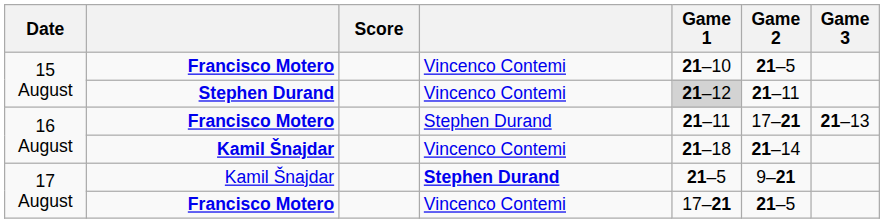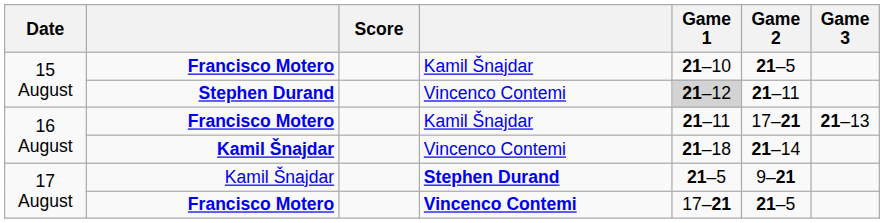(495, 66) Vincenco Contemi -> (478, 66) Kamil Šnajdar
(488, 122) Stephen Durand -> (478, 122) Kamil Šnajdar
(495, 205) normal -> (500, 205) bold
